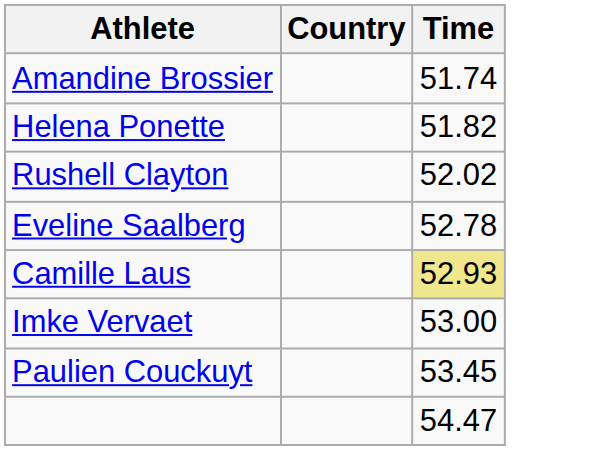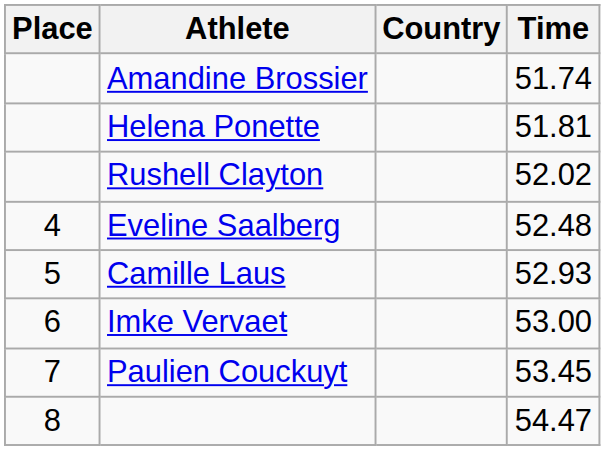+ column: (52, 28)
(458, 126) 51.82 -> (553, 126) 51.81
(458, 224) 52.78 -> (553, 224) 52.48
(458, 273) khaki background -> (553, 273) no background
